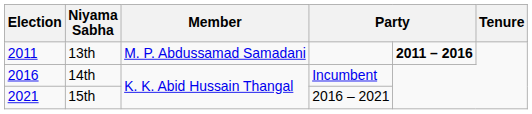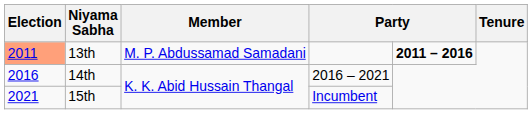(23, 53) no background -> (23, 53) lightsalmon background
(345, 75) Incumbent -> (351, 75) 2016 – 2021
(351, 97) 2016 – 2021 -> (345, 97) Incumbent
